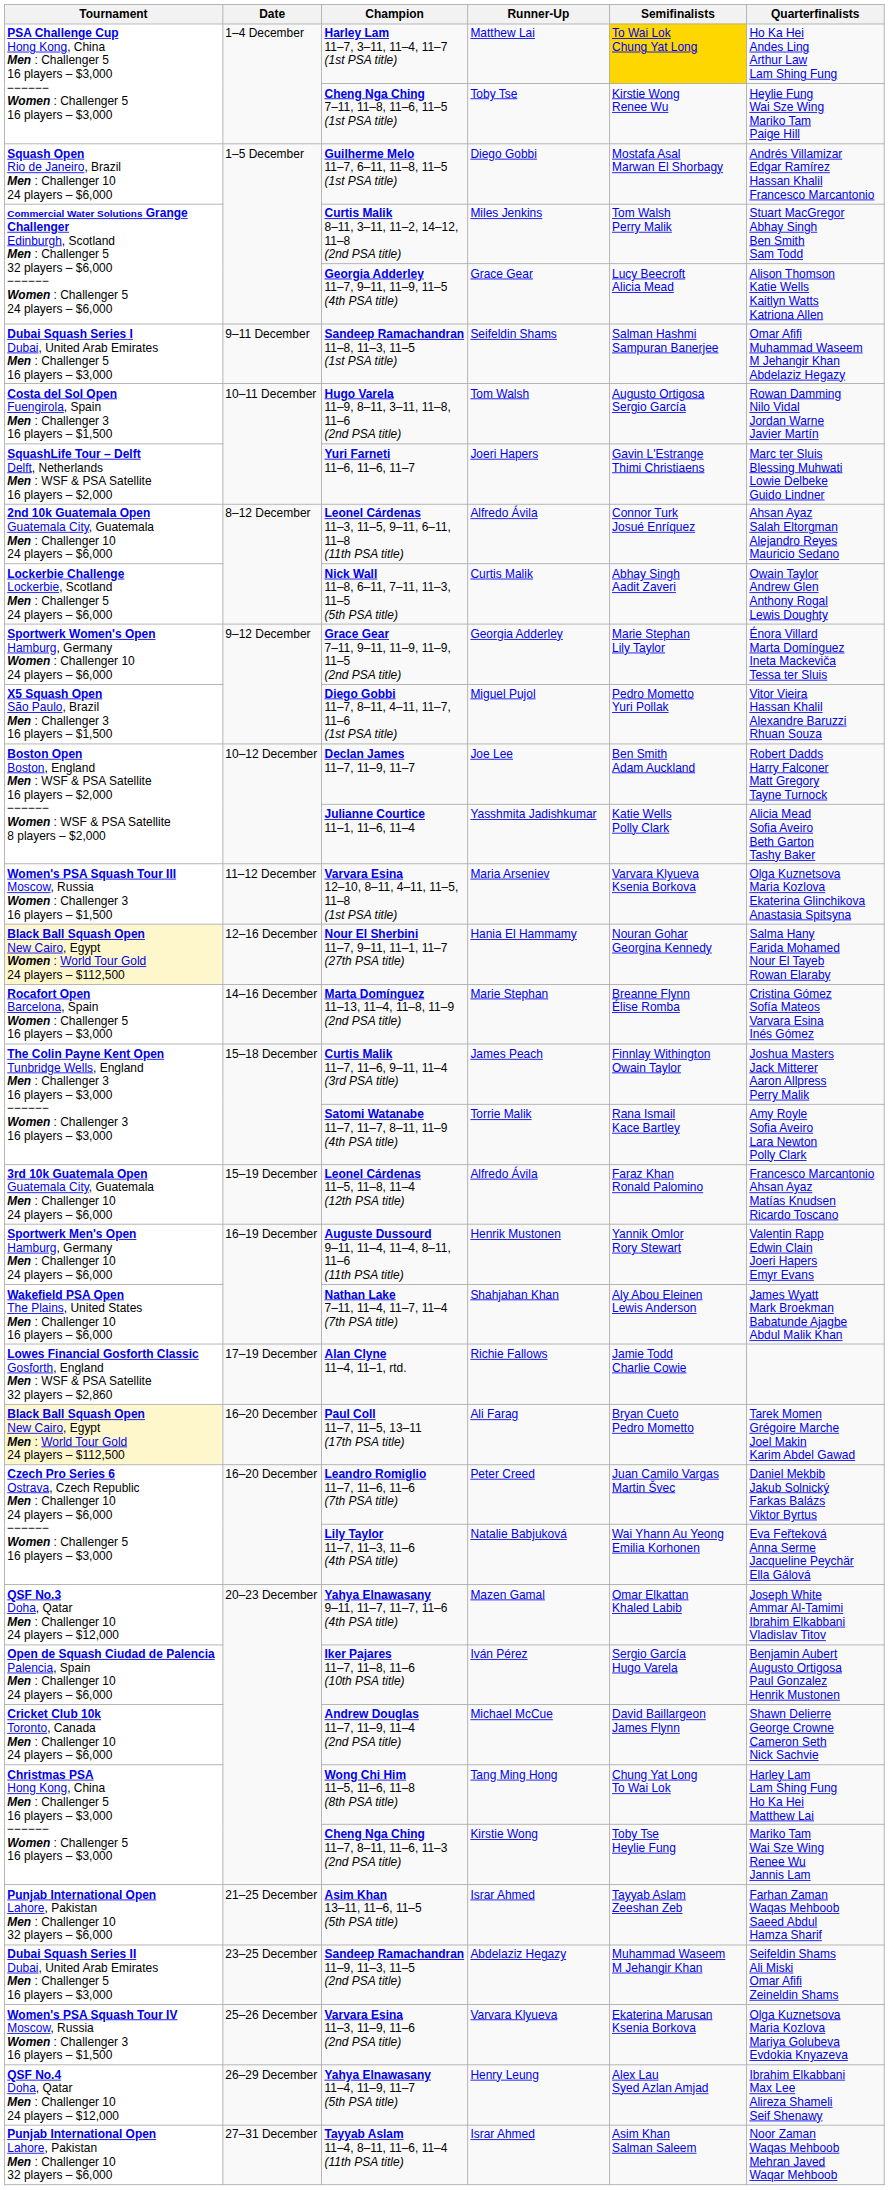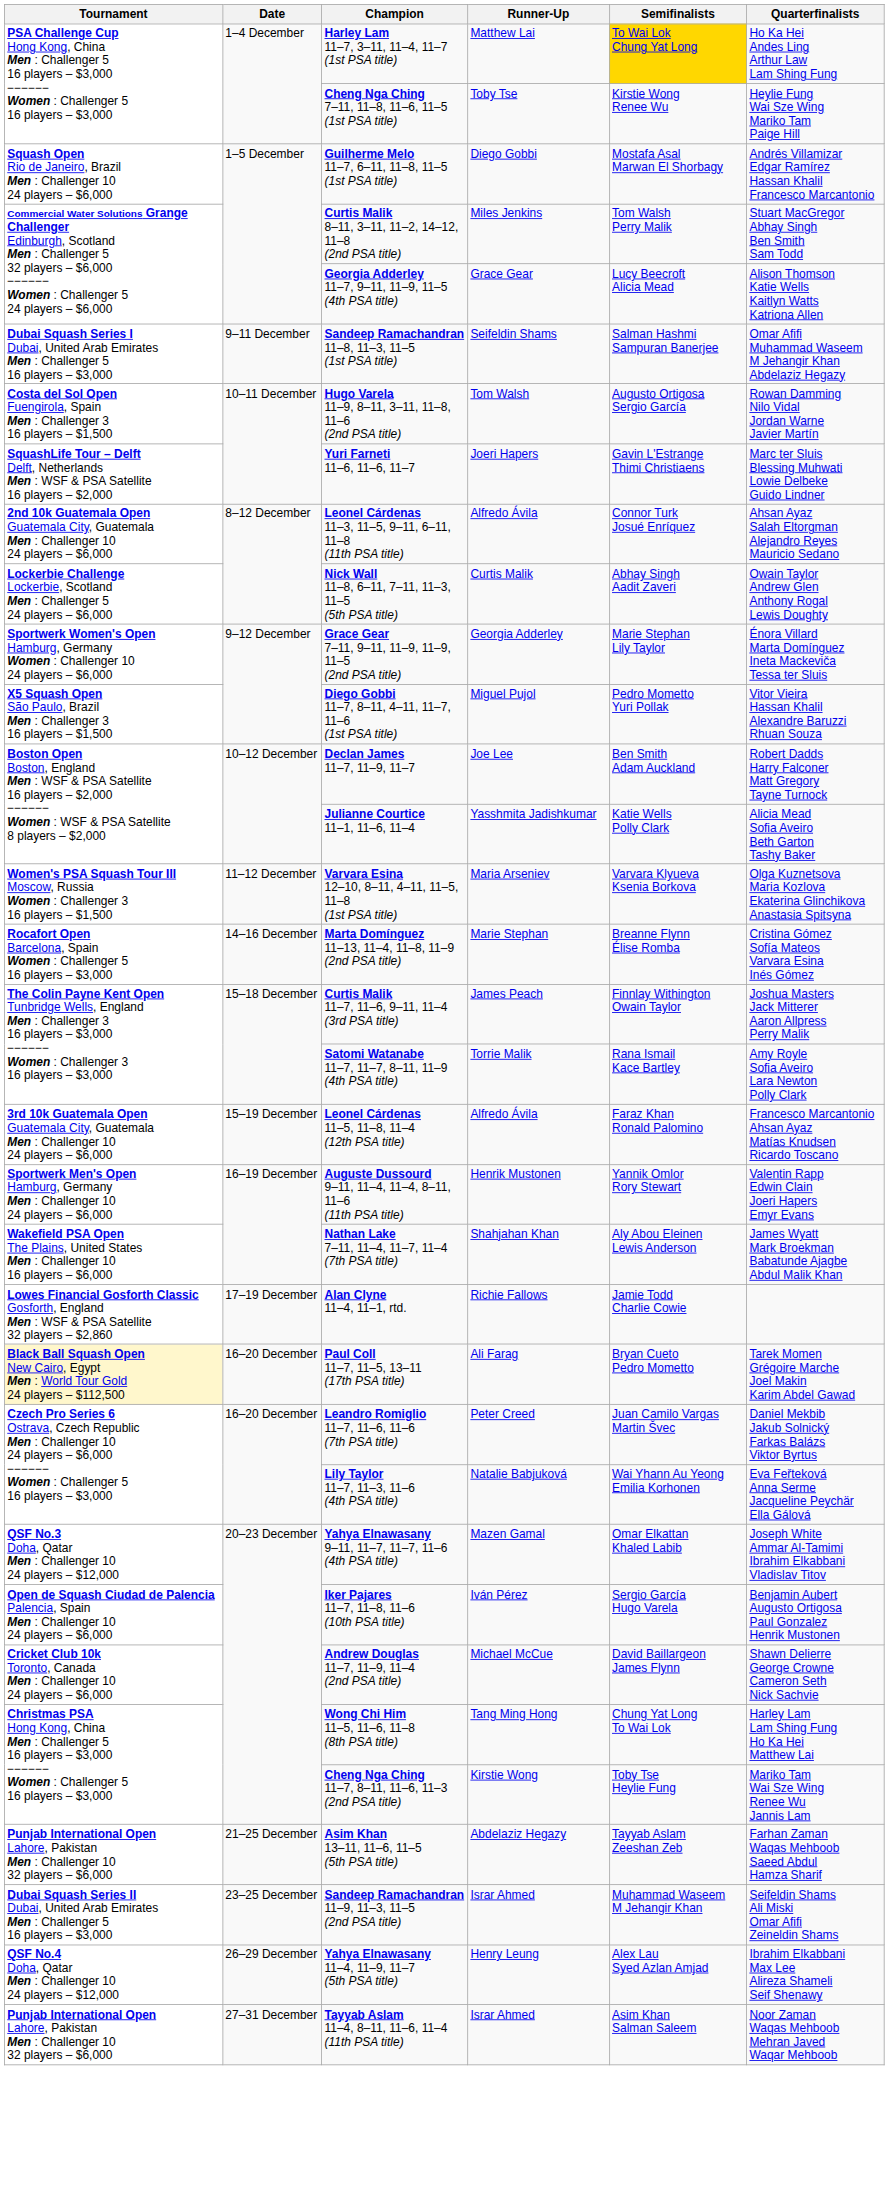- row: (386, 947)
(503, 1894) Israr Ahmed -> (518, 1834) Abdelaziz Hegazy
(518, 1954) Abdelaziz Hegazy -> (503, 1894) Israr Ahmed
- row: (370, 2028)
